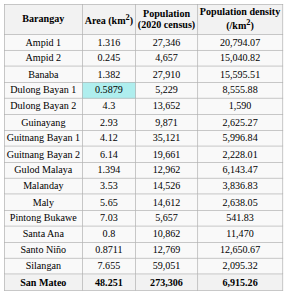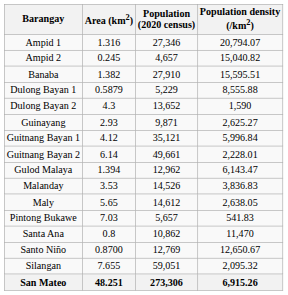(109, 90) paleturquoise background -> (109, 90) no background
(167, 154) 19,661 -> (167, 154) 49,661
(109, 250) 0.8711 -> (109, 250) 0.8700
